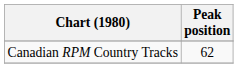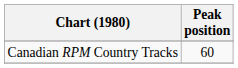(207, 52) 62 -> (207, 52) 60
